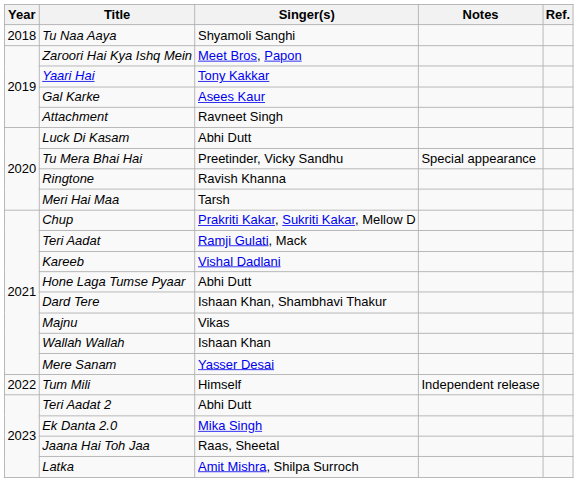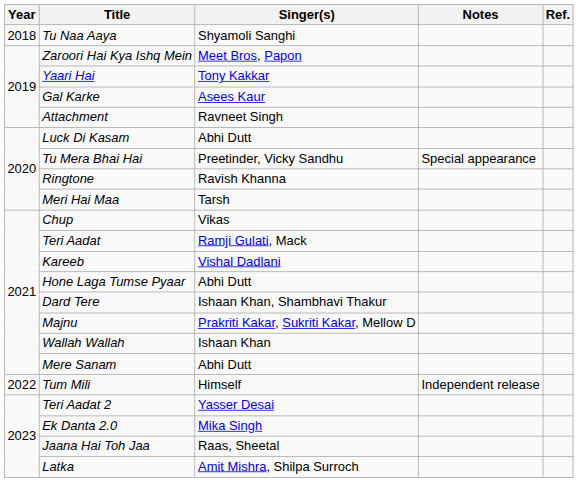(307, 220) Prakriti Kakar, Sukriti Kakar, Mellow D -> (214, 220) Vikas
(214, 323) Vikas -> (307, 323) Prakriti Kakar, Sukriti Kakar, Mellow D
(236, 364) Yasser Desai -> (225, 364) Abhi Dutt
(225, 405) Abhi Dutt -> (236, 405) Yasser Desai
